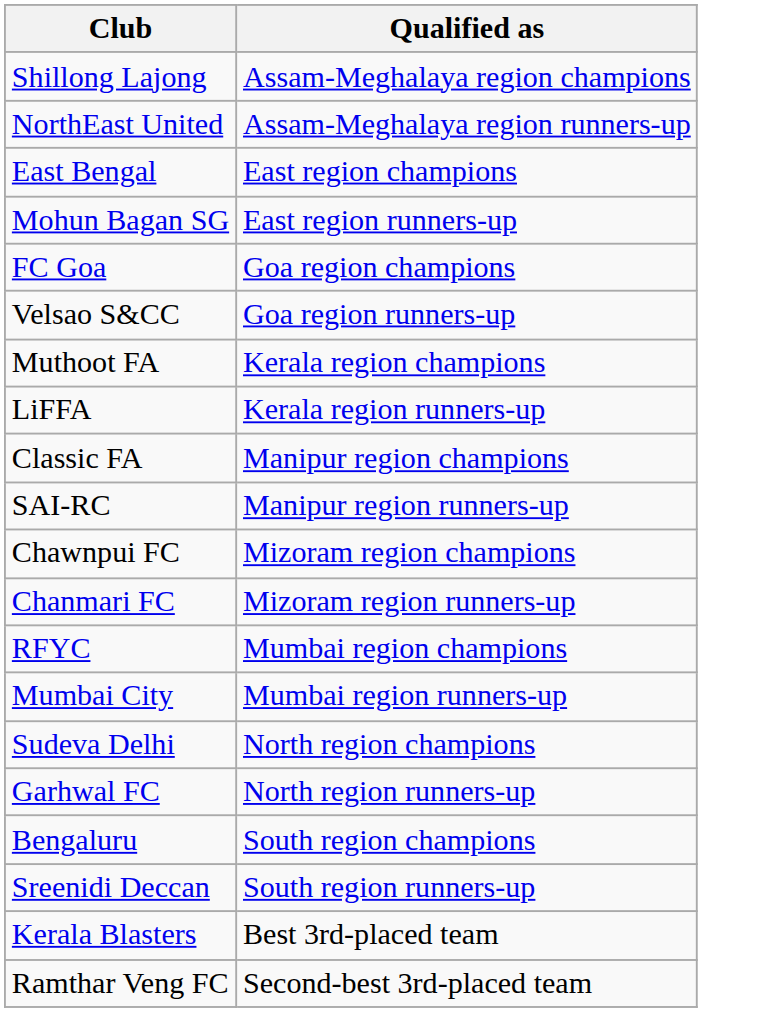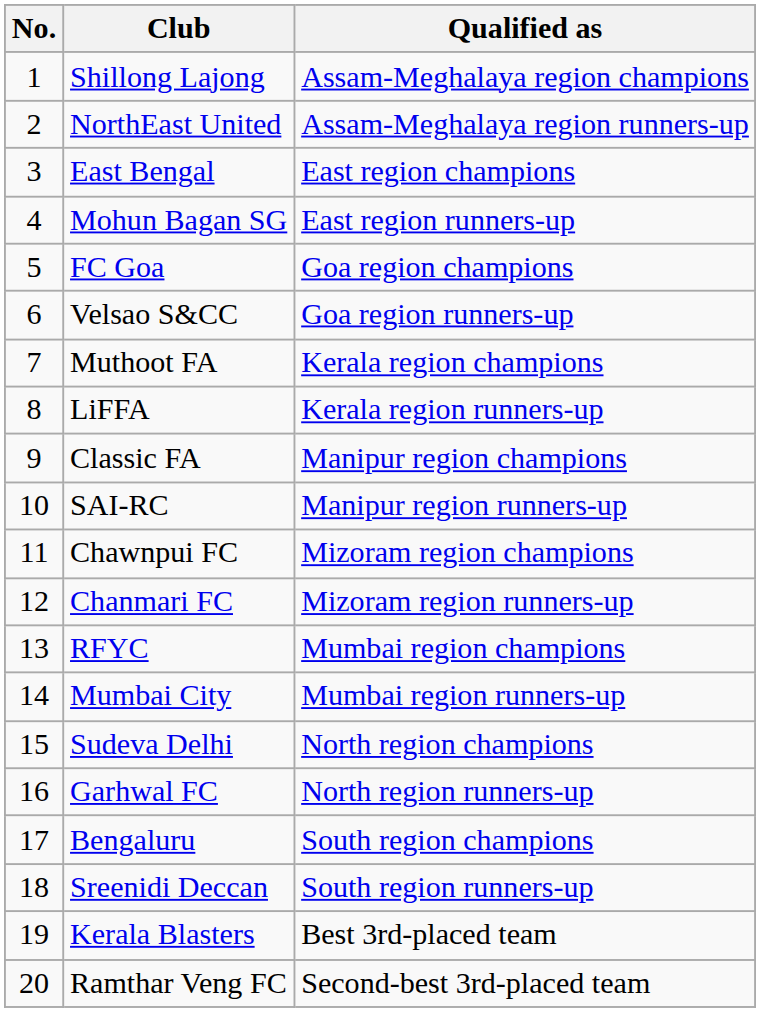+ column: (34, 28)
